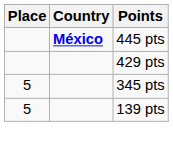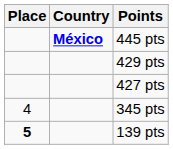+ row: (140, 86)
(27, 86) 5 -> (27, 109) 4
(27, 109) normal -> (27, 132) bold
